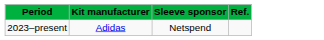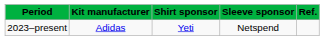+ column: (186, 12)
